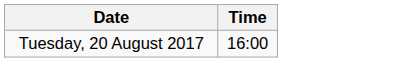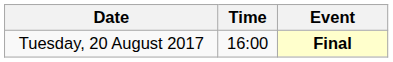+ column: (332, 17)
